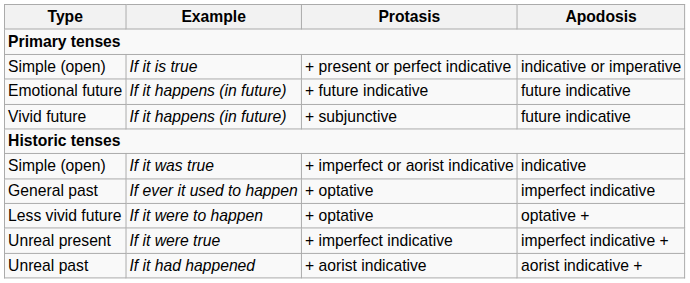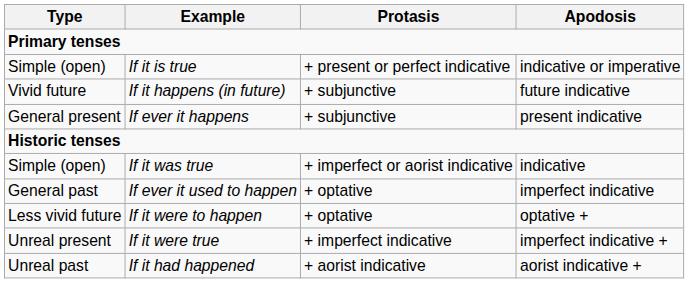- row: (65, 91)
+ row: (64, 116)
